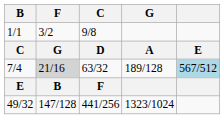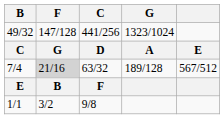rows swapped: (20, 104) <-> (14, 31)
(198, 68) lightblue background -> (198, 68) no background
